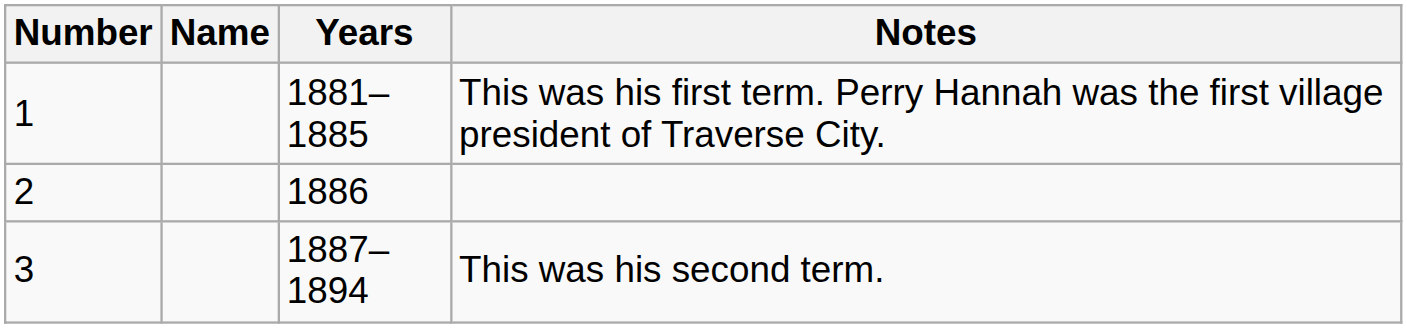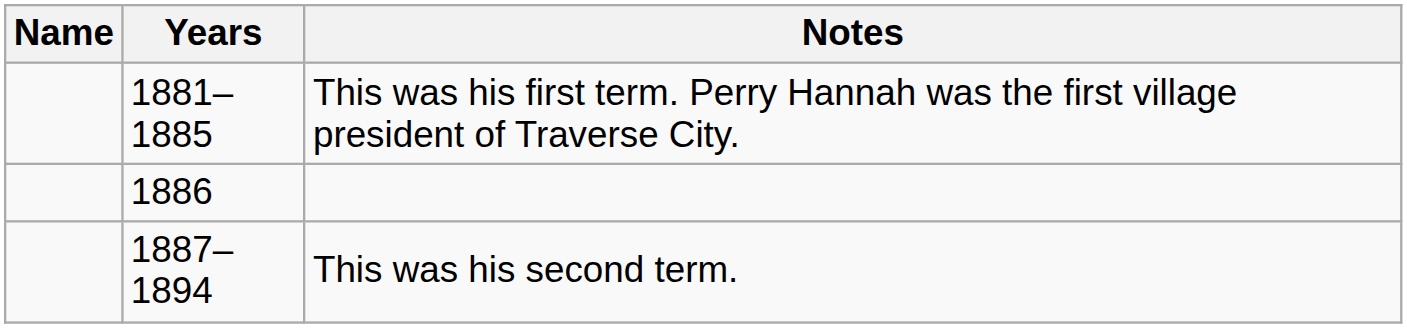- column: (83, 33)
